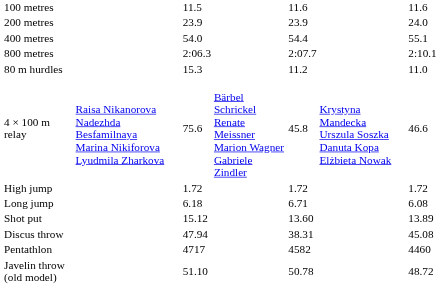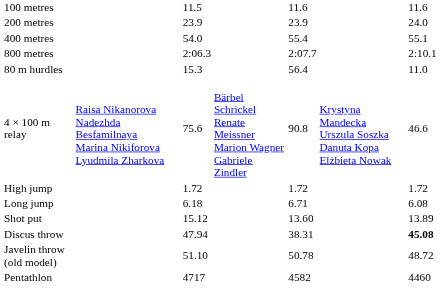(298, 38) 54.4 -> (298, 38) 55.4
(298, 69) 11.2 -> (298, 69) 56.4
(298, 128) 45.8 -> (298, 128) 90.8
(421, 234) normal -> (421, 234) bold
rows swapped: (34, 271) <-> (28, 249)
